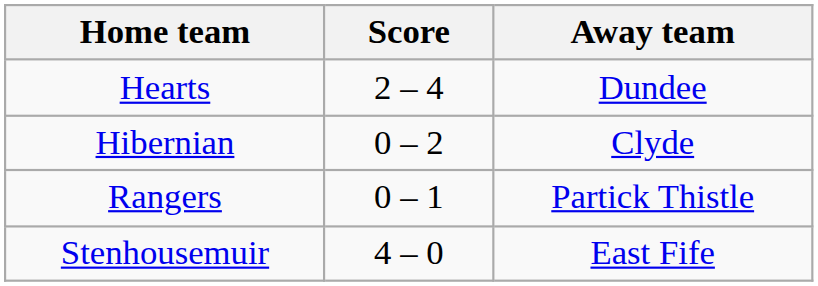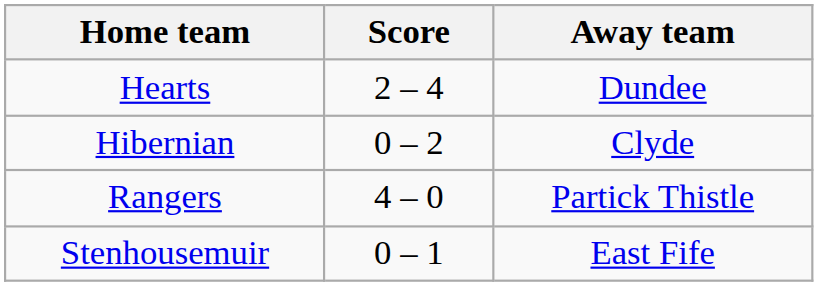(409, 197) 0 – 1 -> (409, 197) 4 – 0
(409, 252) 4 – 0 -> (409, 252) 0 – 1
